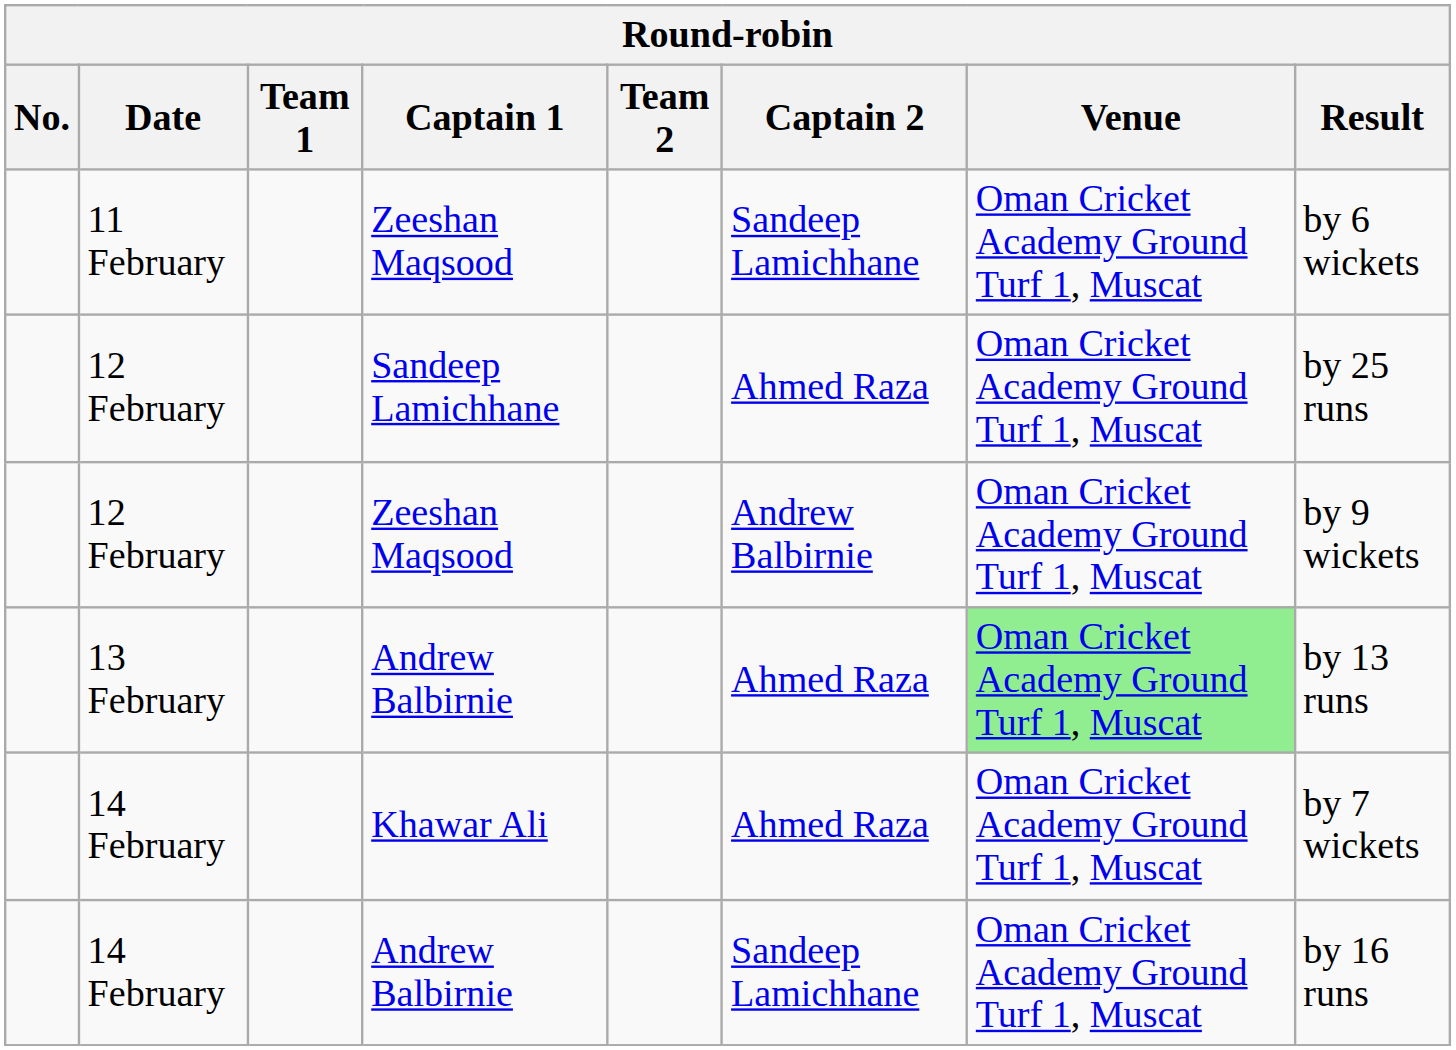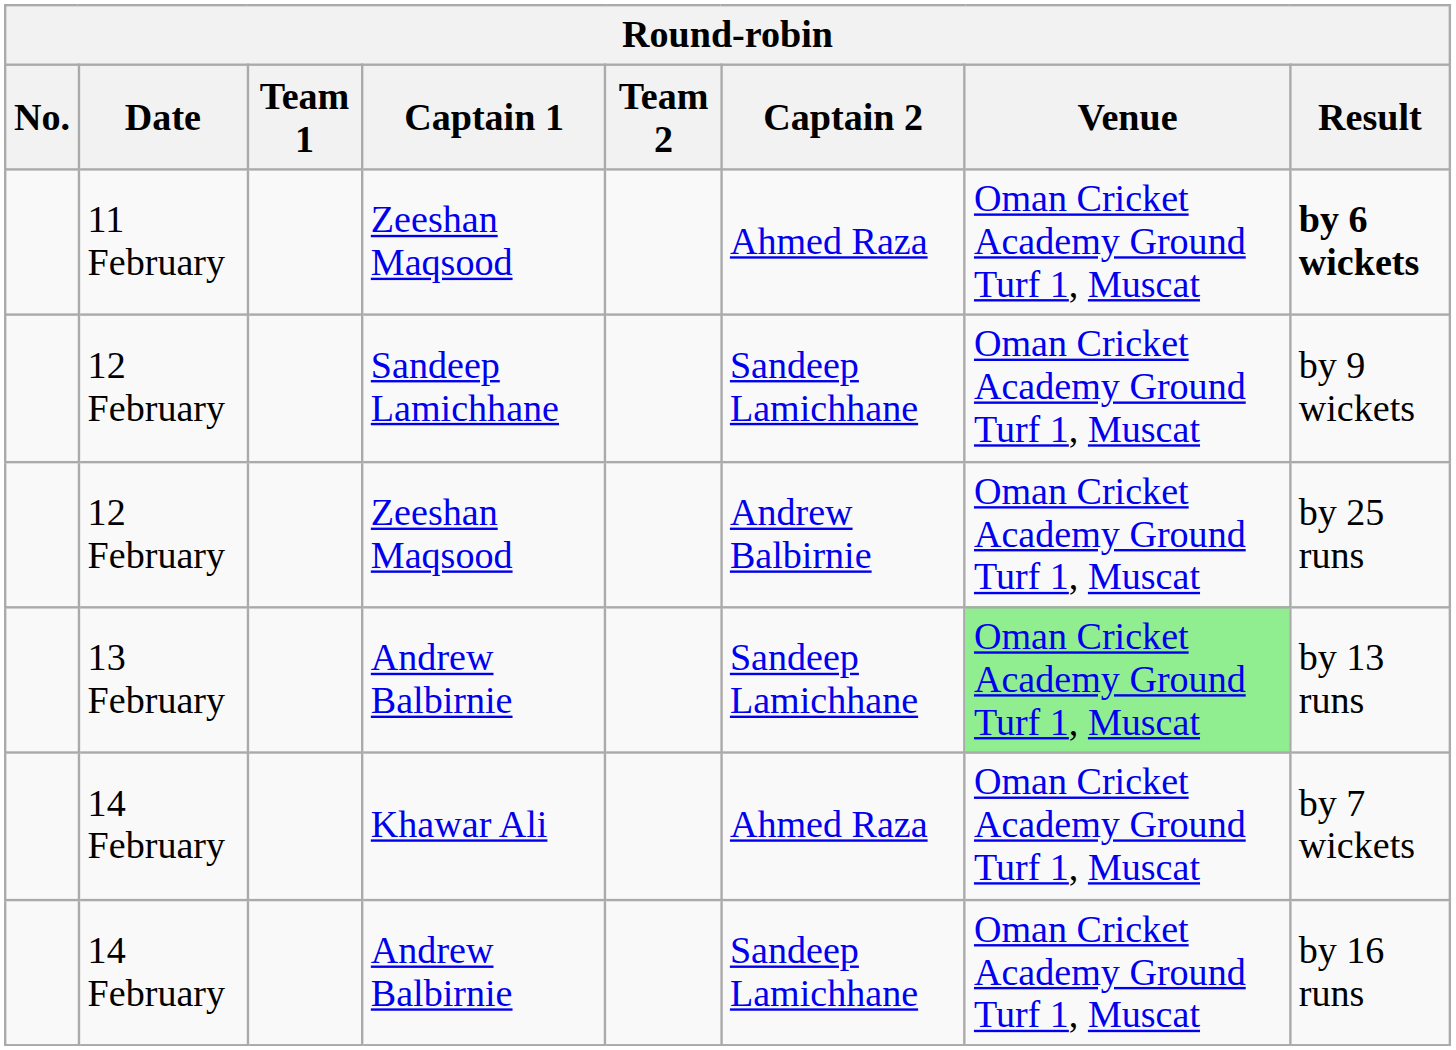(825, 241) Sandeep Lamichhane -> (829, 241) Ahmed Raza
(1361, 241) normal -> (1359, 241) bold
(830, 387) Ahmed Raza -> (824, 387) Sandeep Lamichhane
(1346, 387) by 25 runs -> (1357, 387) by 9 wickets
(1361, 533) by 9 wickets -> (1342, 533) by 25 runs
(830, 679) Ahmed Raza -> (824, 679) Sandeep Lamichhane
